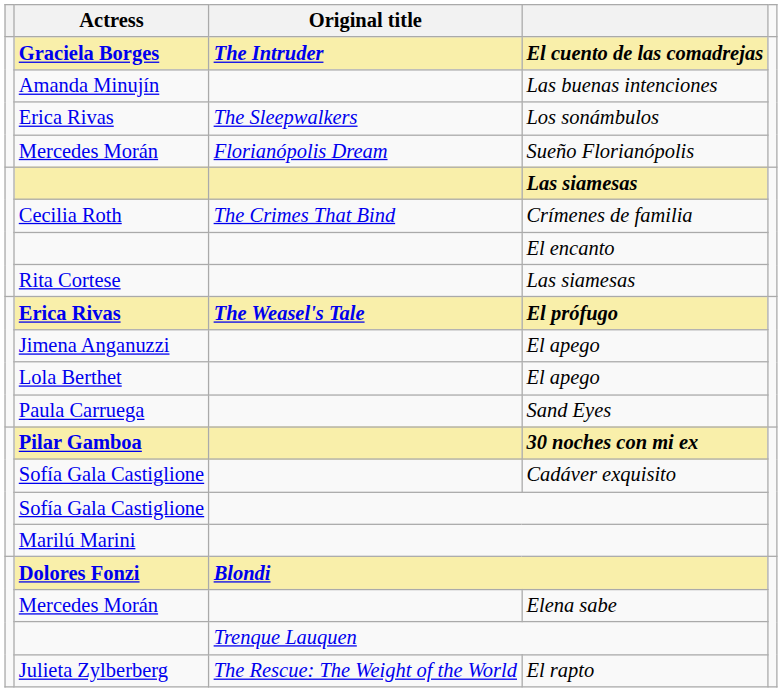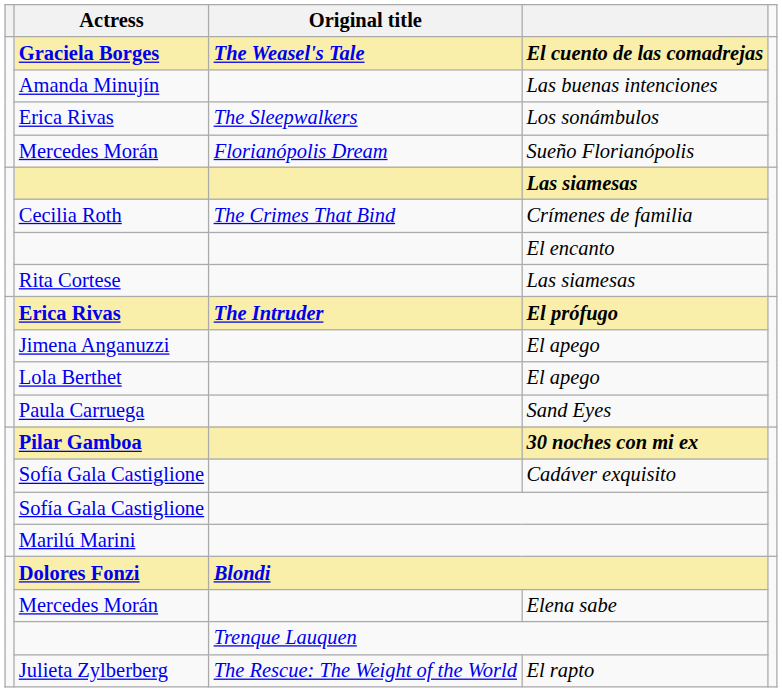(269, 53) The Intruder -> (289, 53) The Weasel's Tale
(289, 313) The Weasel's Tale -> (269, 313) The Intruder
